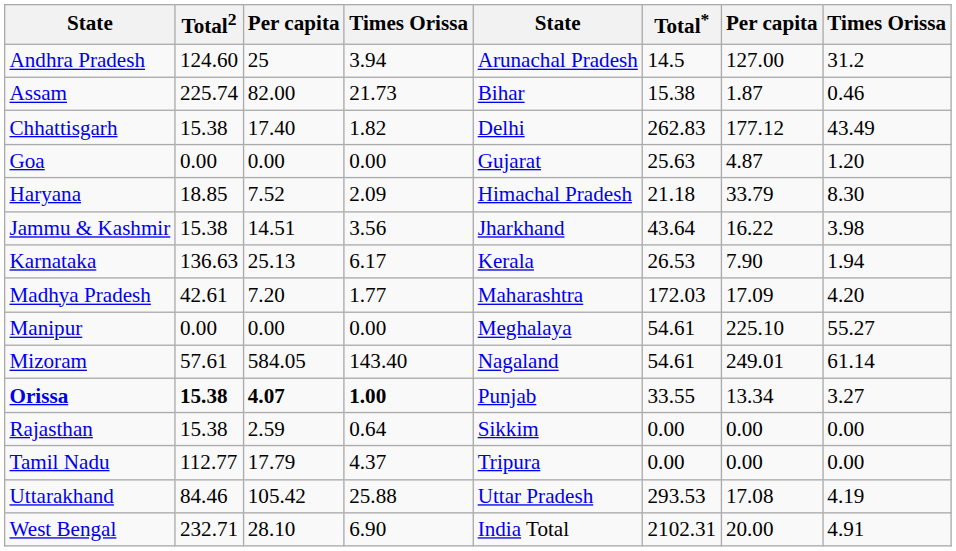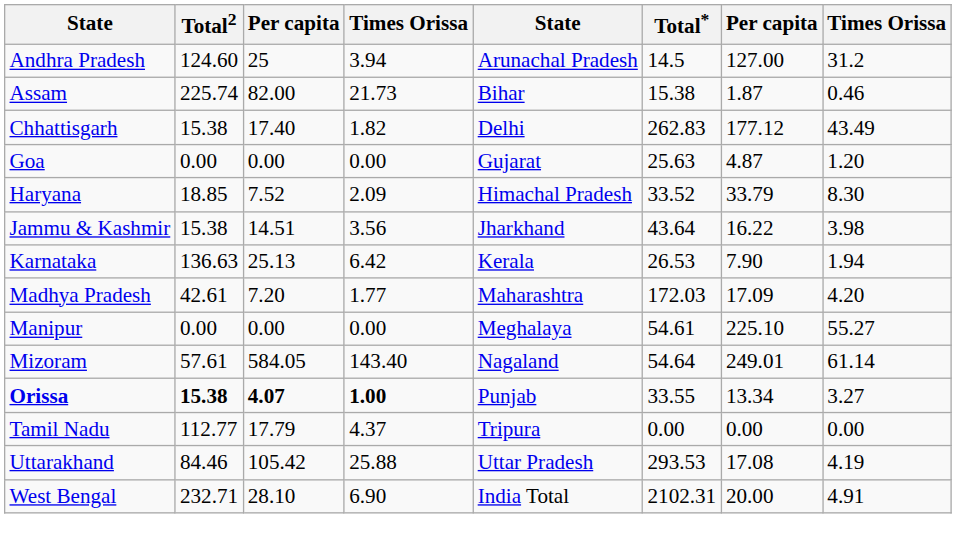(671, 194) 21.18 -> (671, 194) 33.52
(368, 261) 6.17 -> (368, 261) 6.42
(671, 361) 54.61 -> (671, 361) 54.64
- row: (51, 428)
